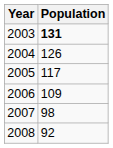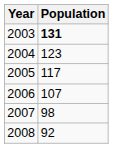(51, 53) 126 -> (51, 53) 123
(51, 93) 109 -> (51, 93) 107
